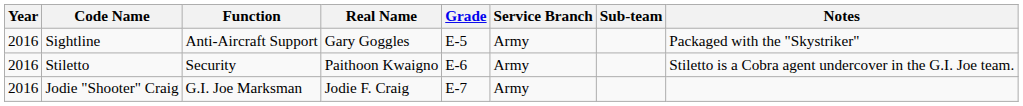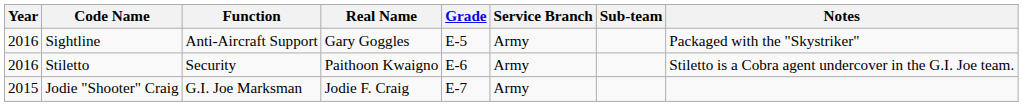(23, 88) 2016 -> (23, 88) 2015
